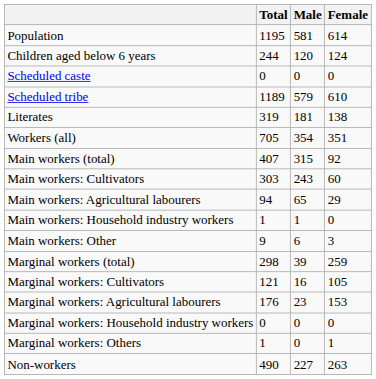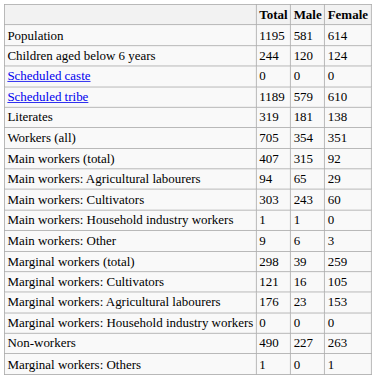rows swapped: (76, 179) <-> (104, 199)
rows swapped: (74, 343) <-> (42, 364)
